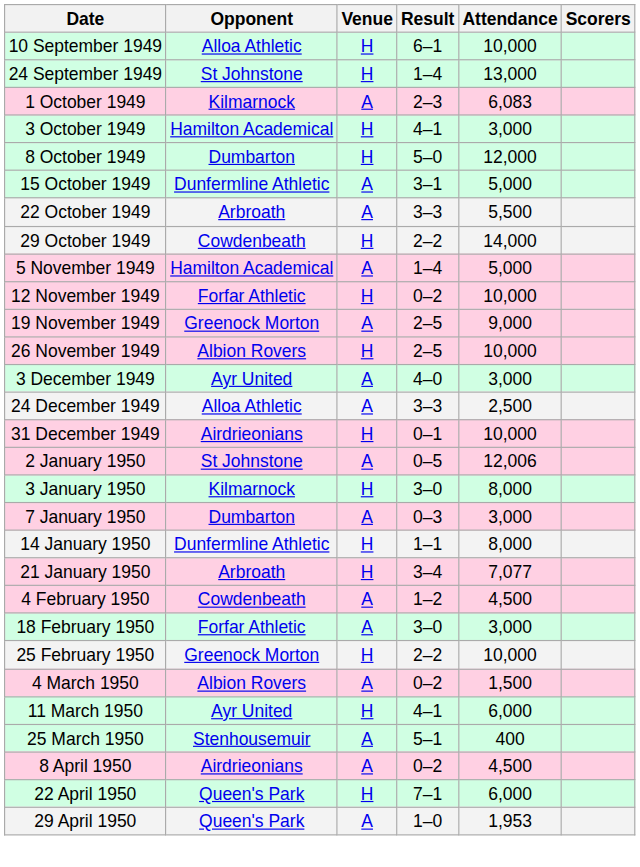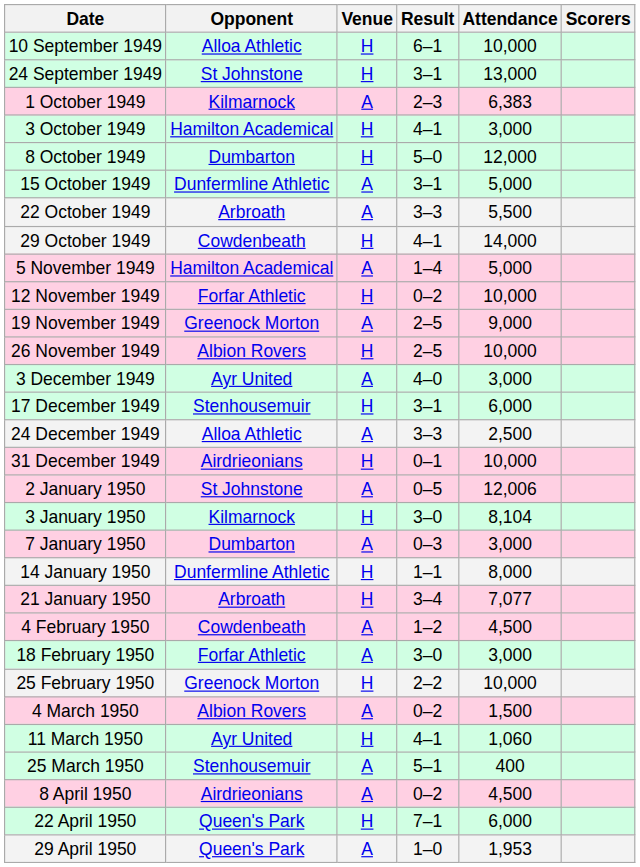(428, 74) 1–4 -> (428, 74) 3–1
(510, 102) 6,083 -> (510, 102) 6,383
(428, 240) 2–2 -> (428, 240) 4–1
+ row: (85, 406)
(510, 489) 8,000 -> (510, 517) 8,104
(510, 710) 6,000 -> (510, 738) 1,060
